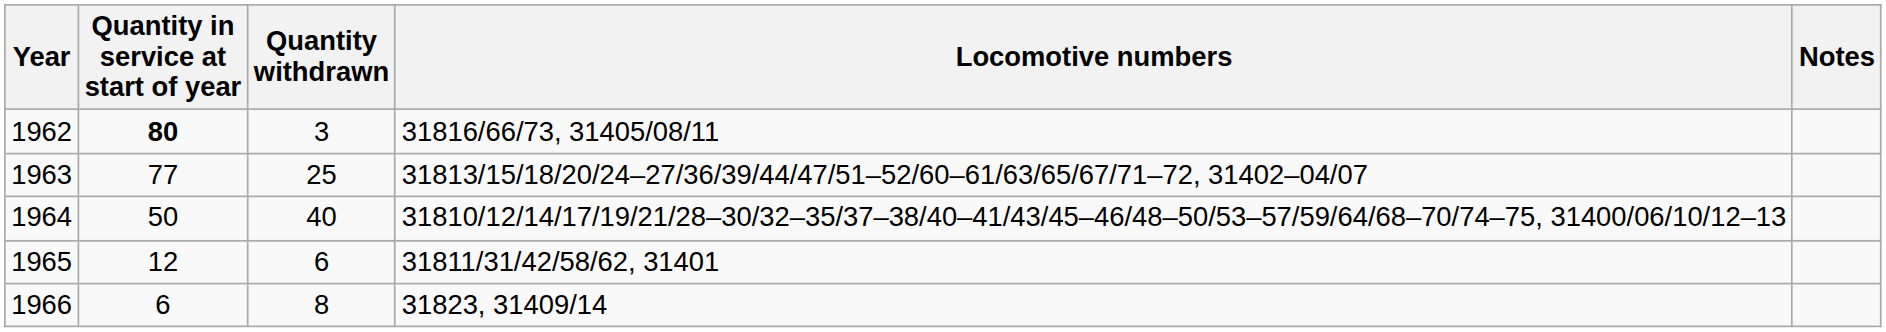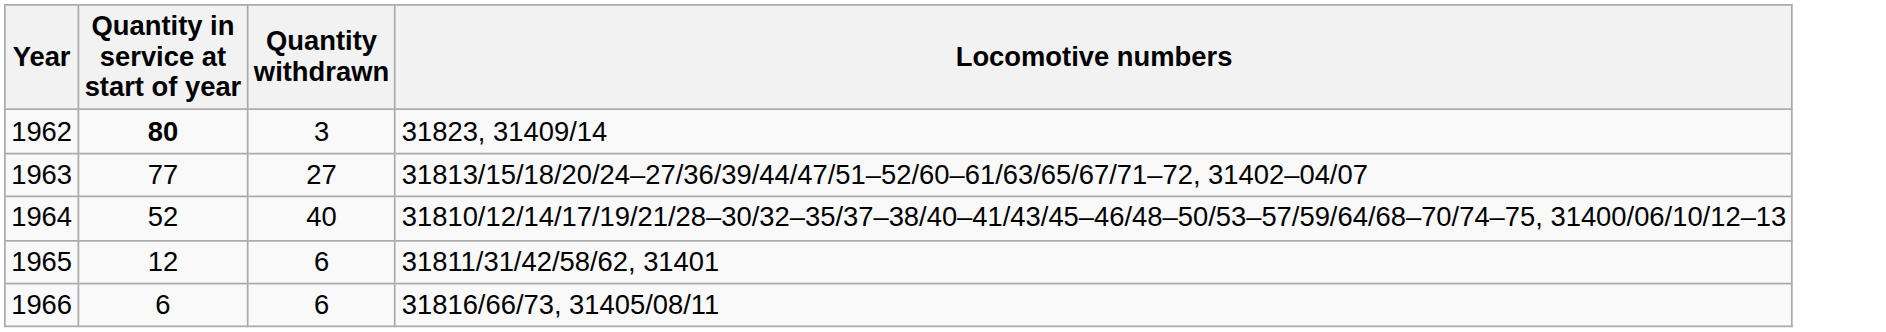- column: (1837, 56)
(560, 131) 31816/66/73, 31405/08/11 -> (504, 131) 31823, 31409/14
(322, 174) 25 -> (322, 174) 27
(163, 217) 50 -> (163, 217) 52
(321, 304) 8 -> (321, 304) 6
(504, 304) 31823, 31409/14 -> (560, 304) 31816/66/73, 31405/08/11
